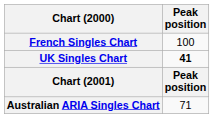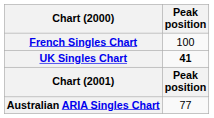(185, 105) 71 -> (185, 105) 77
